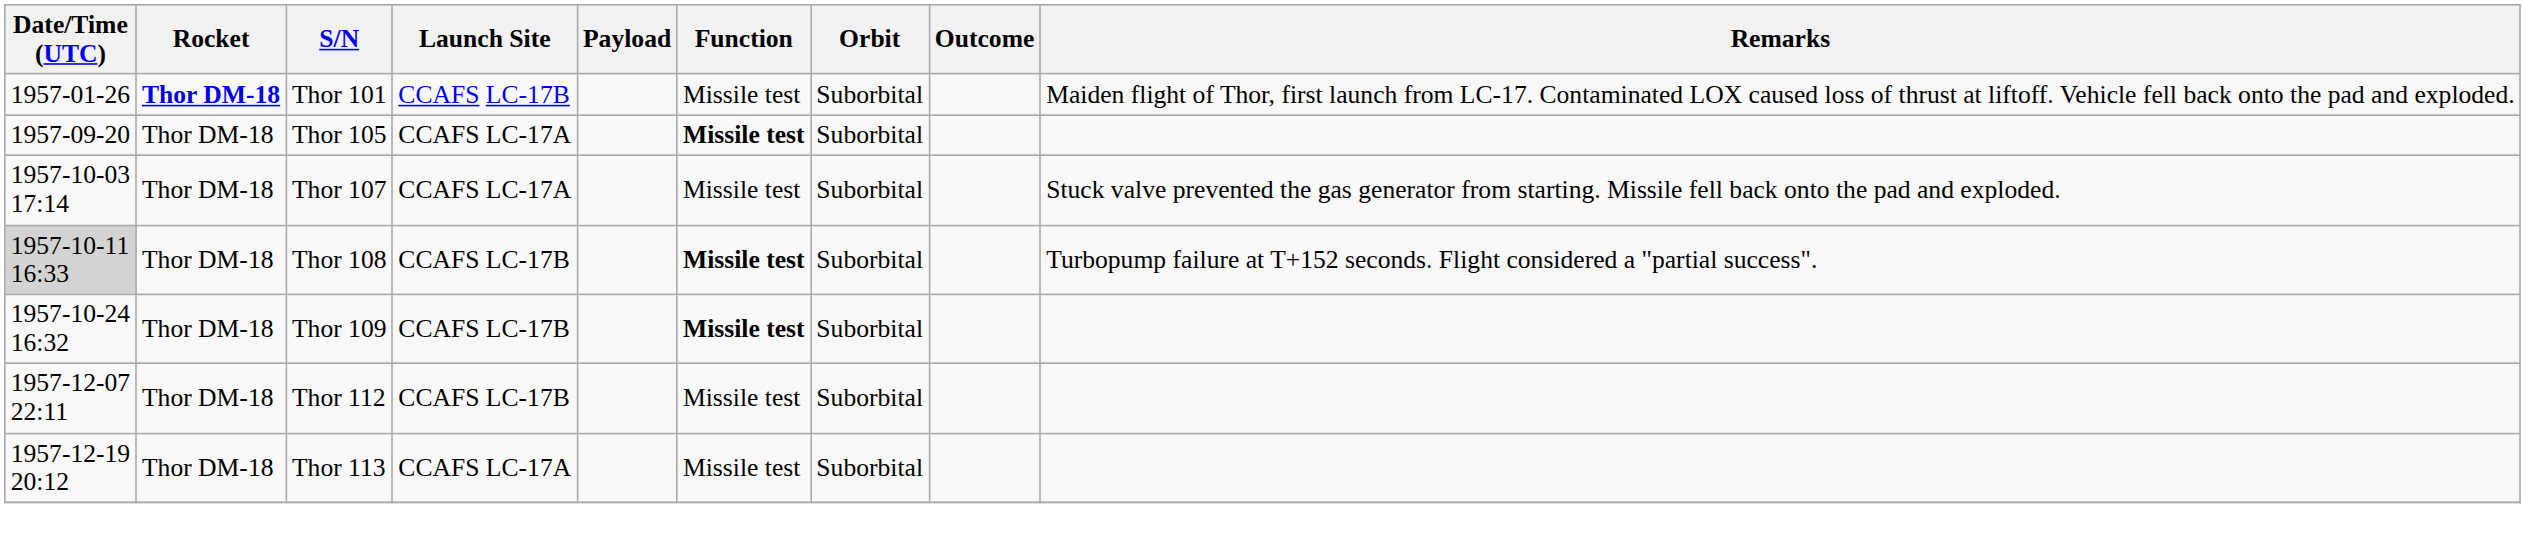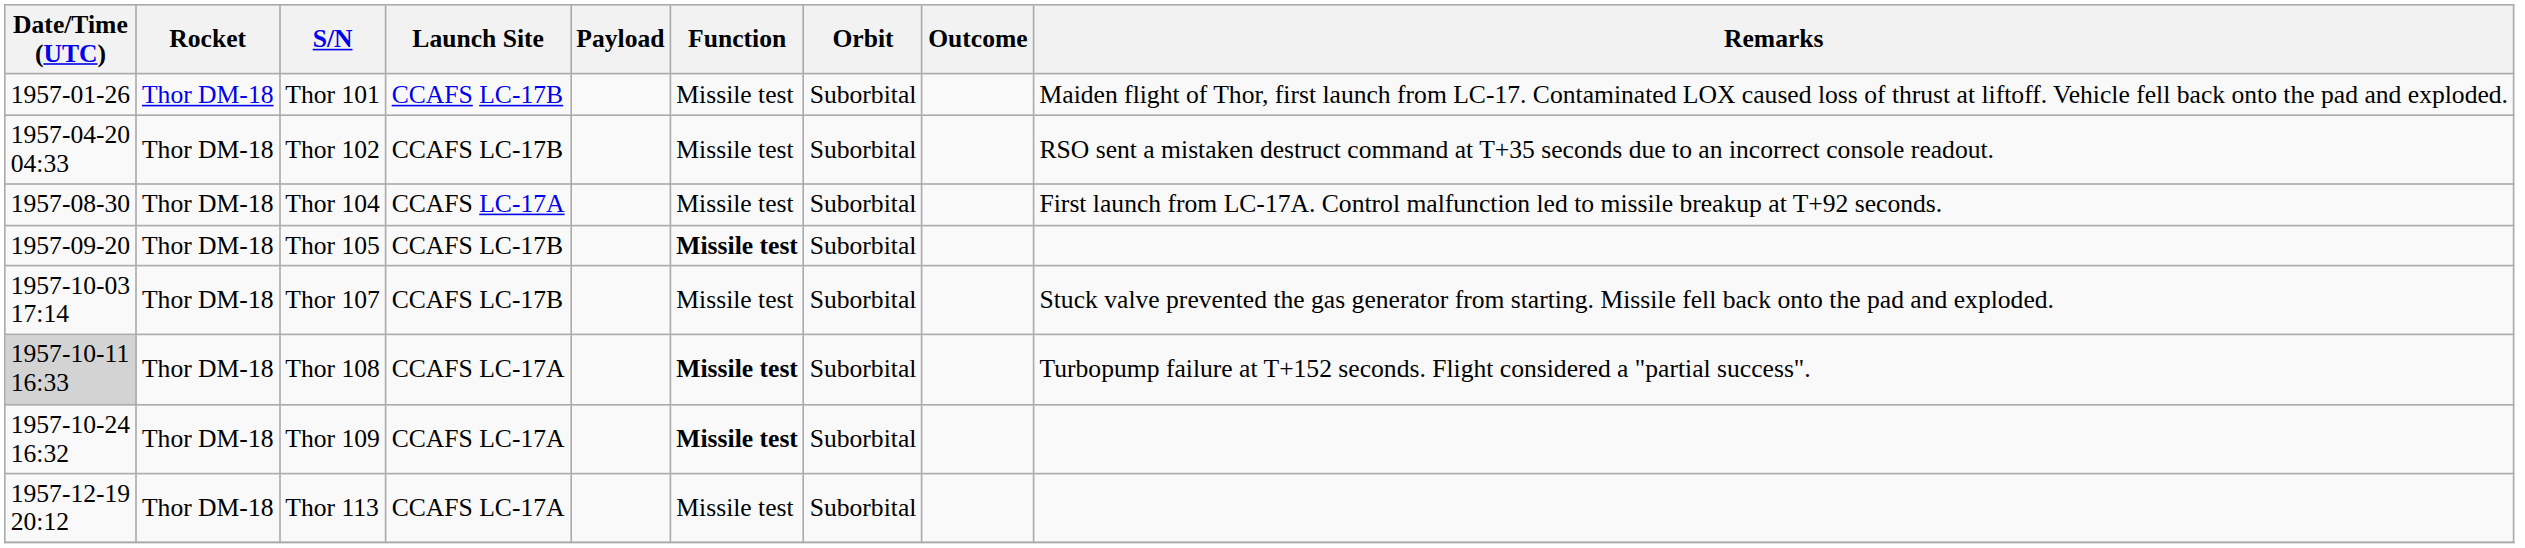(211, 94) bold -> (208, 94) normal
+ row: (333, 149)
+ row: (333, 204)
(485, 134) CCAFS LC-17A -> (477, 244) CCAFS LC-17B
(485, 189) CCAFS LC-17A -> (477, 299) CCAFS LC-17B
(484, 259) CCAFS LC-17B -> (478, 369) CCAFS LC-17A
(484, 328) CCAFS LC-17B -> (478, 438) CCAFS LC-17A
- row: (339, 398)
